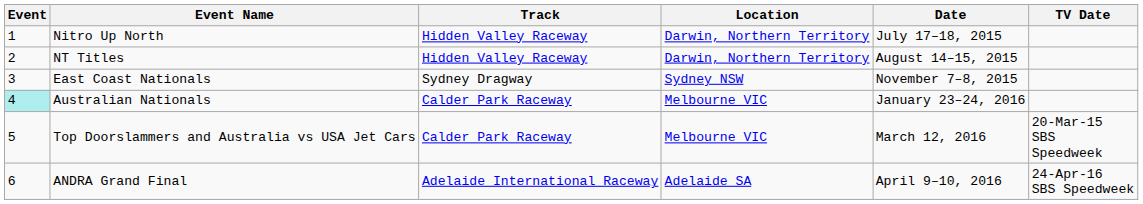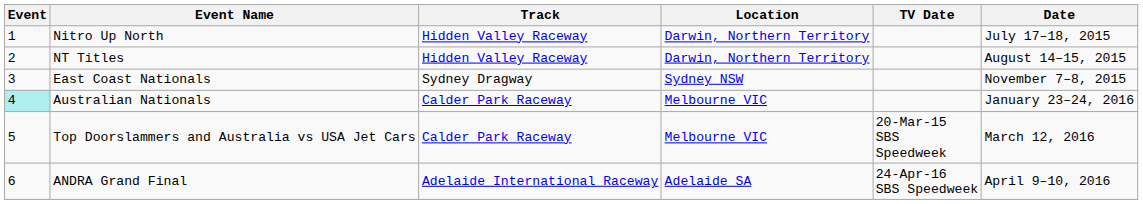columns swapped: (951, 15) <-> (1083, 15)
